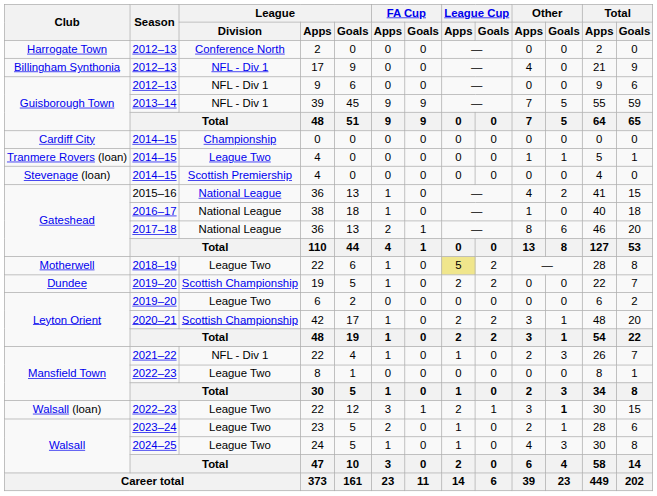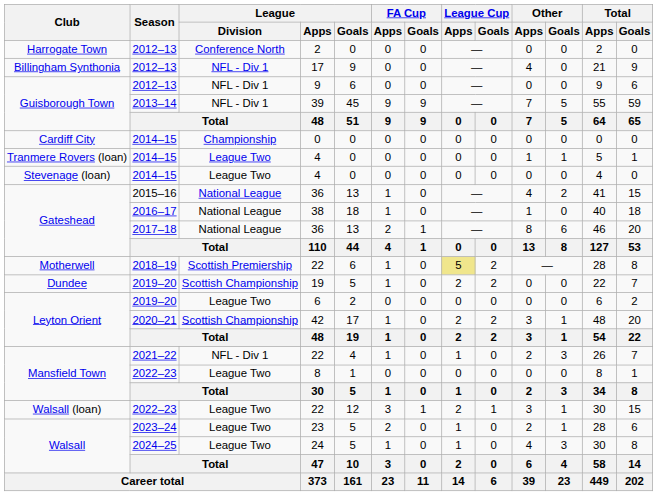(240, 175) Scottish Premiership -> (240, 175) League Two
(240, 265) League Two -> (240, 265) Scottish Premiership
(564, 409) bold -> (564, 409) normal
